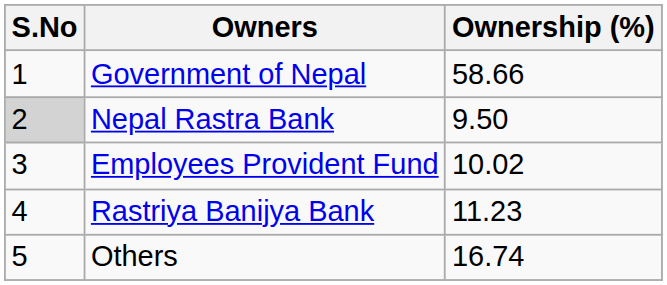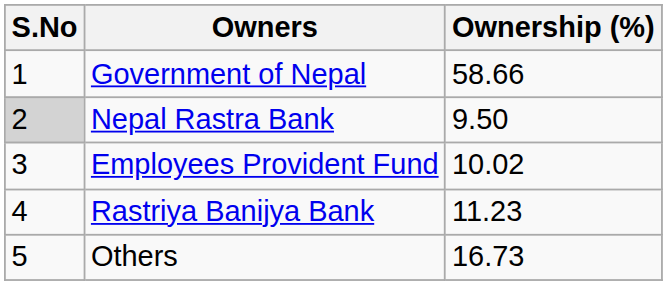(488, 257) 16.74 -> (488, 257) 16.73
